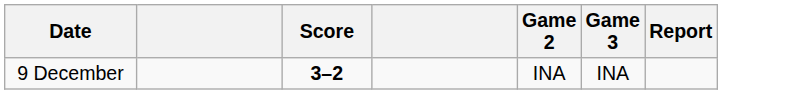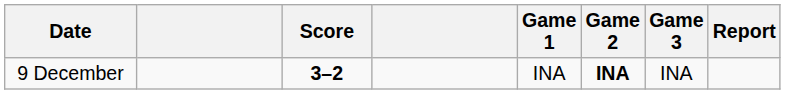+ column: (549, 31)
(549, 73) normal -> (613, 73) bold
